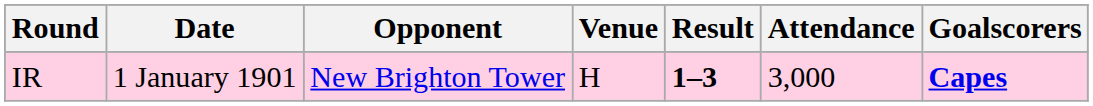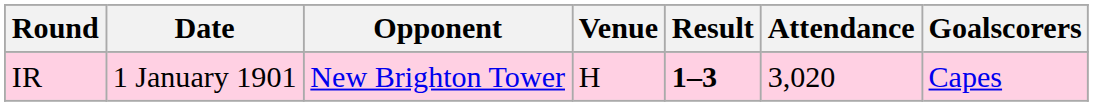(801, 76) 3,000 -> (801, 76) 3,020
(968, 76) bold -> (965, 76) normal
